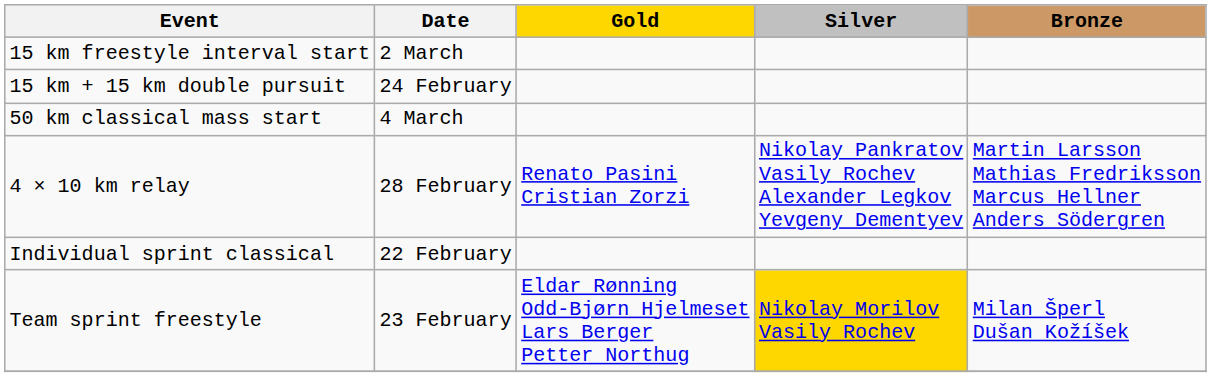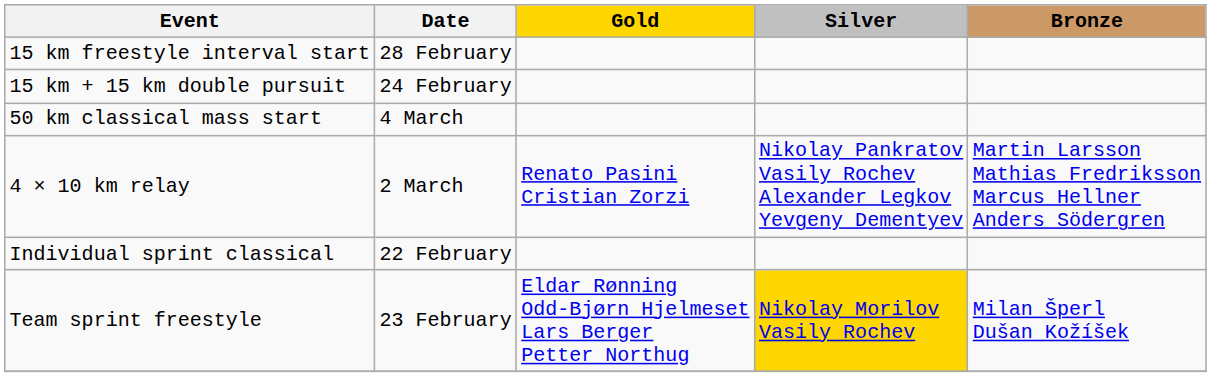(422, 54) 2 March -> (446, 54) 28 February
(446, 186) 28 February -> (422, 186) 2 March
